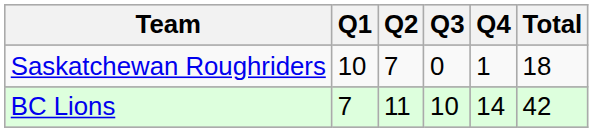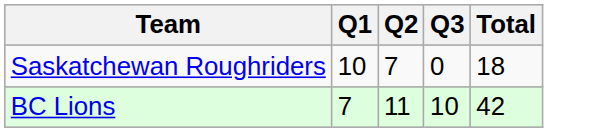- column: (494, 24)
